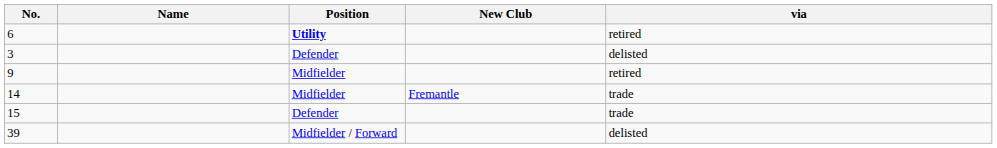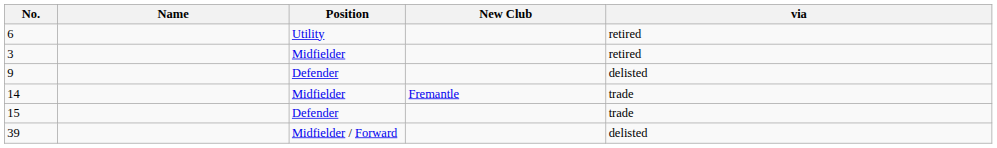(309, 34) bold -> (308, 34) normal
(315, 53) Defender -> (319, 53) Midfielder
(628, 53) delisted -> (625, 53) retired
(319, 73) Midfielder -> (315, 73) Defender
(625, 73) retired -> (628, 73) delisted
